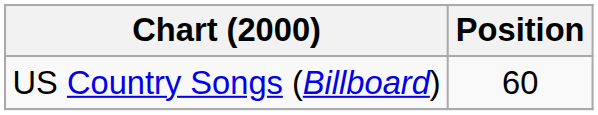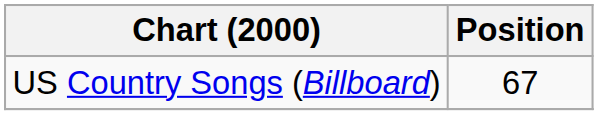(520, 82) 60 -> (520, 82) 67
